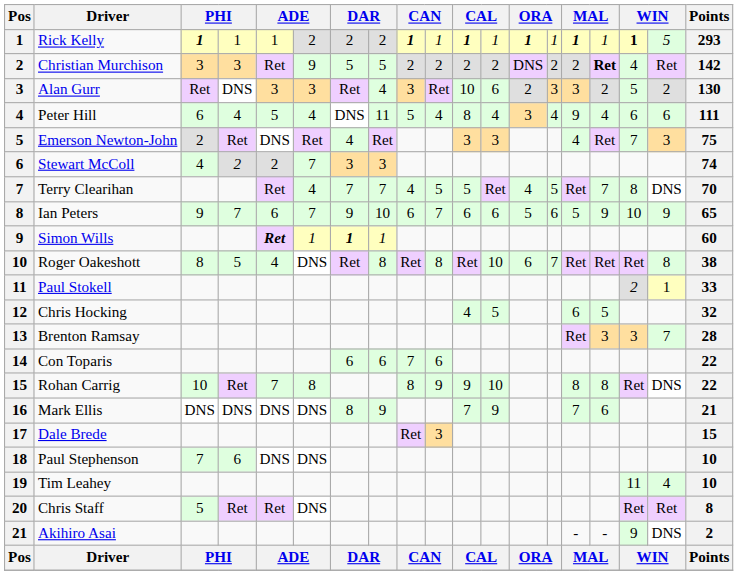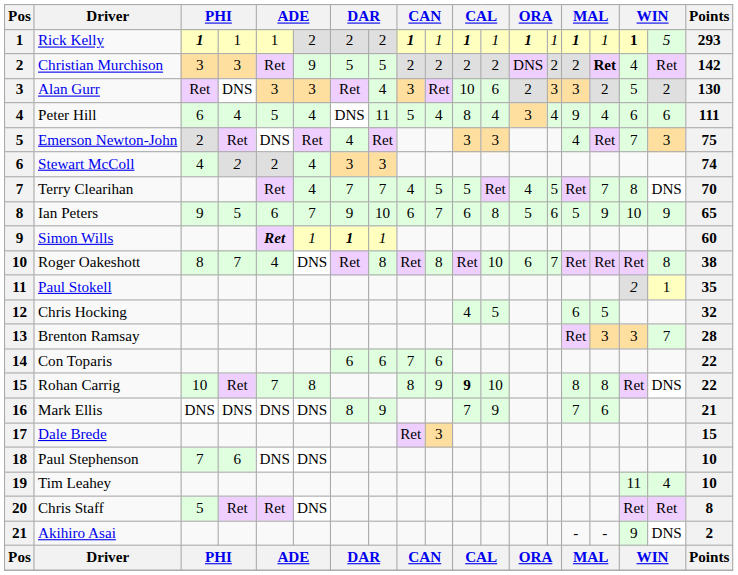(312, 164) 7 -> (312, 164) 4
(237, 213) 7 -> (237, 213) 5
(495, 213) 6 -> (495, 213) 8
(237, 262) 5 -> (237, 262) 7
(709, 287) 33 -> (709, 287) 35
(467, 385) normal -> (467, 385) bold
